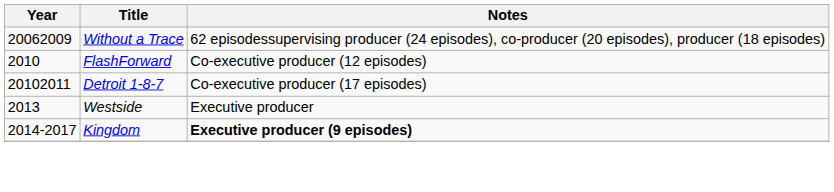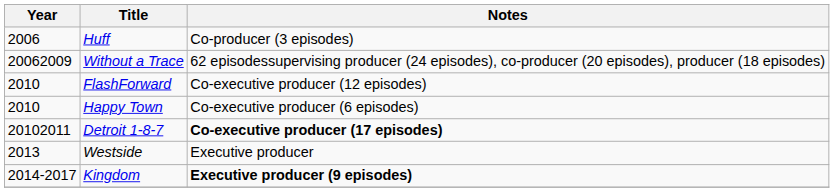+ row: (96, 38)
+ row: (123, 107)
(308, 84) normal -> (316, 130) bold
